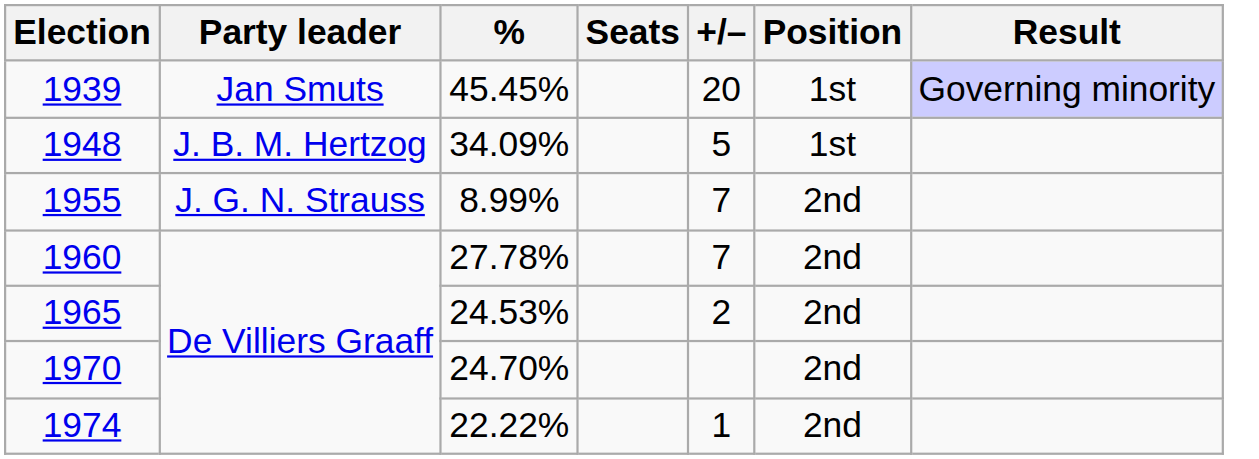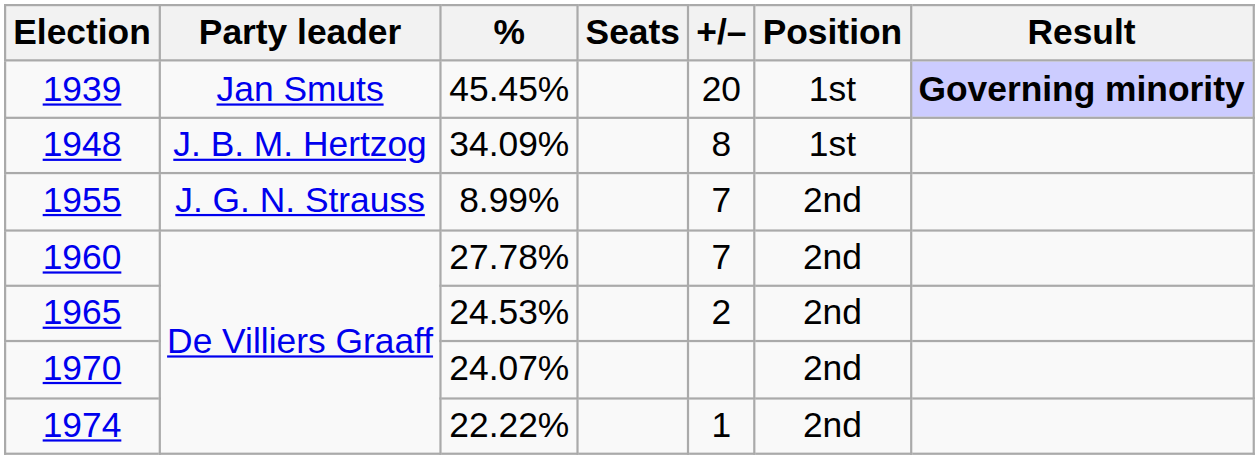(1067, 88) normal -> (1082, 88) bold
(721, 144) 5 -> (721, 144) 8
(509, 369) 24.70% -> (509, 369) 24.07%
